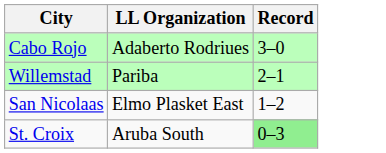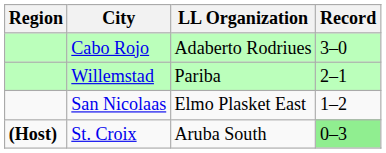+ column: (36, 18)
